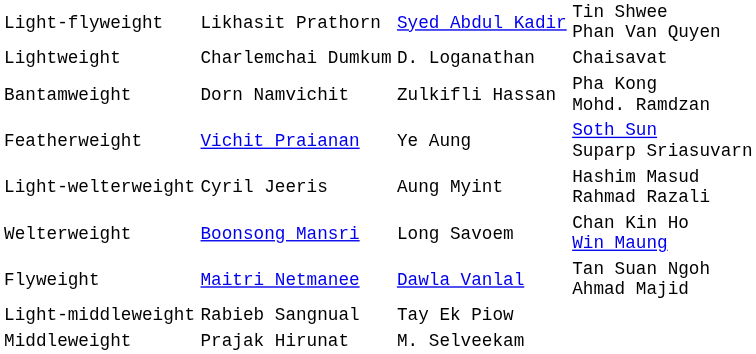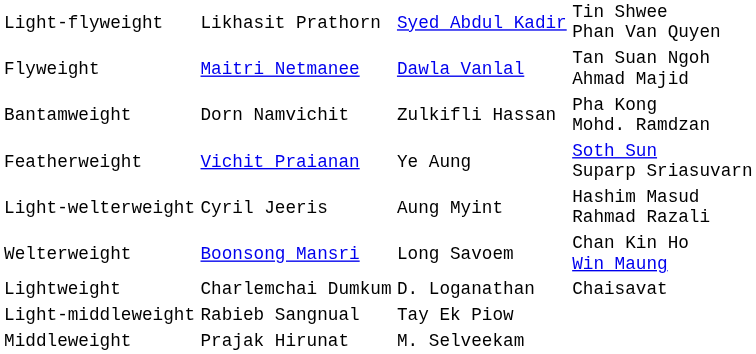rows swapped: (52, 280) <-> (62, 59)
